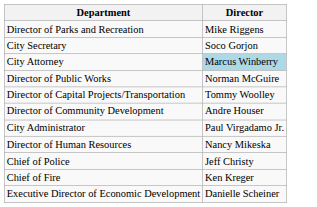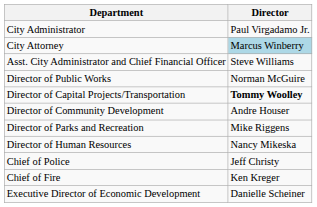rows swapped: (46, 128) <-> (75, 29)
- row: (37, 45)
+ row: (116, 62)
(240, 95) normal -> (267, 95) bold
